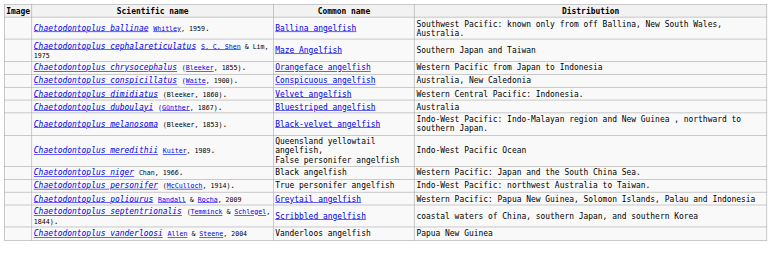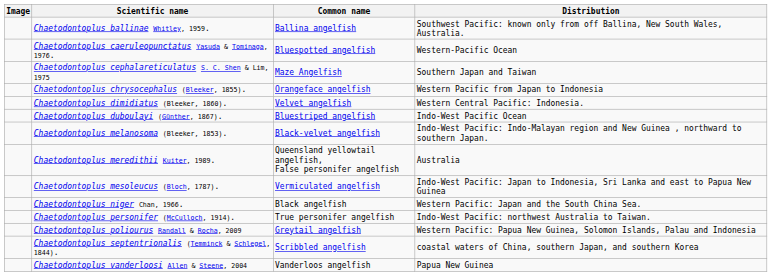+ row: (151, 50)
- row: (136, 81)
(438, 107) Australia -> (472, 116) Indo-West Pacific Ocean
(471, 151) Indo-West Pacific Ocean -> (438, 160) Australia
+ row: (127, 187)
